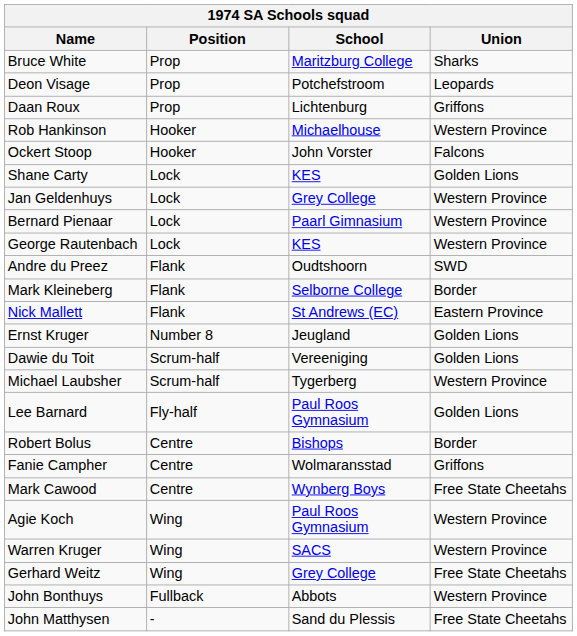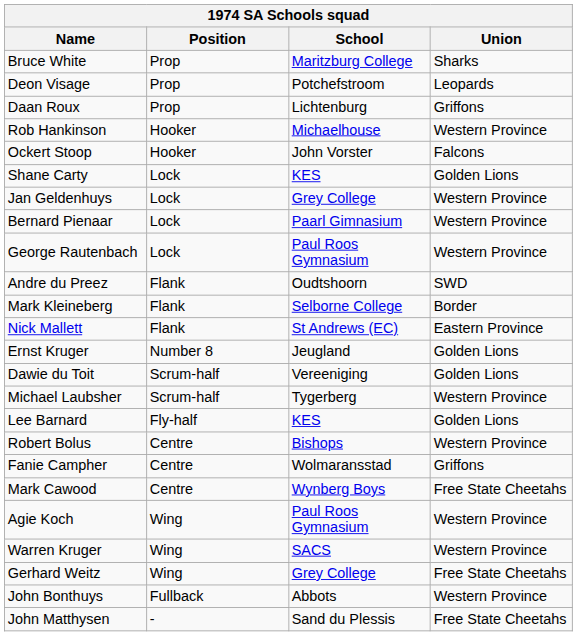(306, 244) KES -> (330, 252) Paul Roos Gymnasium
(330, 412) Paul Roos Gymnasium -> (306, 420) KES
(455, 443) Border -> (490, 443) Western Province
